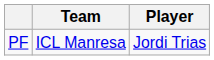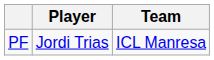columns swapped: (170, 17) <-> (81, 17)
